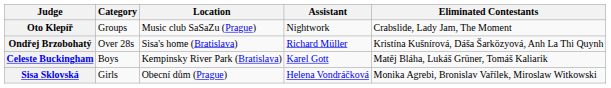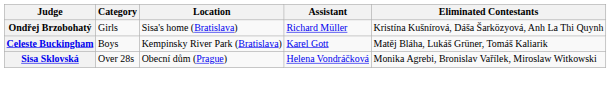- row: (50, 28)
(116, 43) Over 28s -> (108, 28) Girls
(108, 75) Girls -> (116, 59) Over 28s
